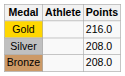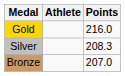(99, 46) 208.0 -> (99, 46) 208.3
(99, 63) 208.0 -> (99, 63) 207.0
